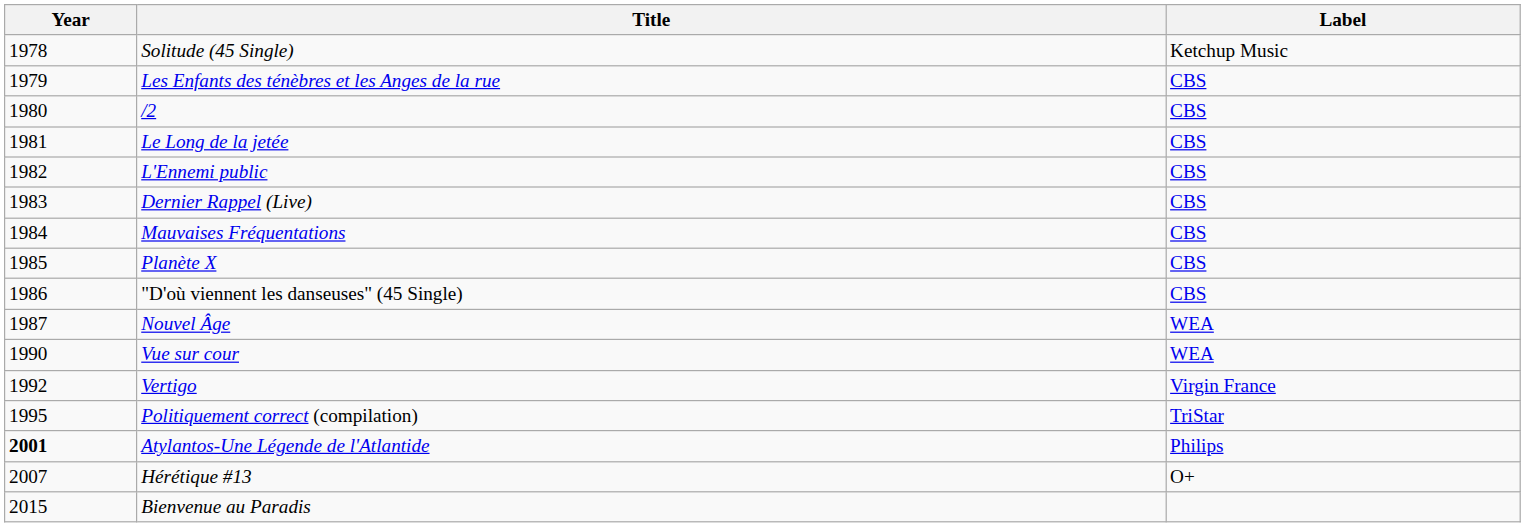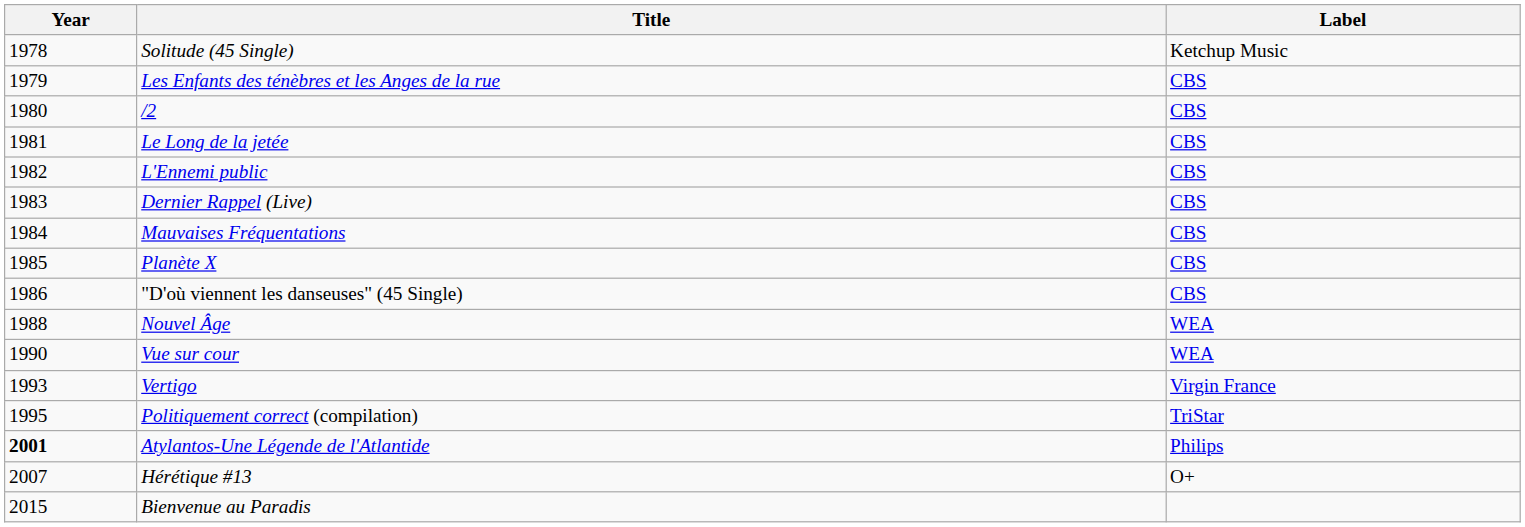(28, 324) 1987 -> (28, 324) 1988
(28, 385) 1992 -> (28, 385) 1993
